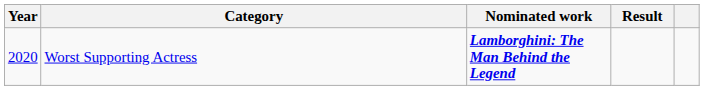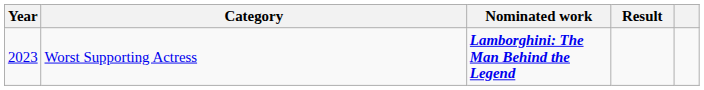(23, 56) 2020 -> (23, 56) 2023
